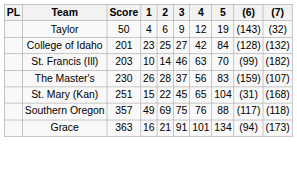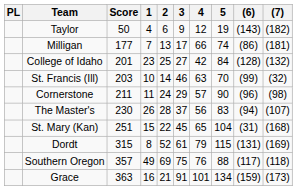(278, 29) (32) -> (278, 29) (182)
+ row: (65, 45)
(278, 62) (182) -> (278, 78) (32)
+ row: (65, 95)
(249, 78) (159) -> (249, 111) (94)
+ row: (65, 144)
(249, 128) (94) -> (249, 177) (159)
